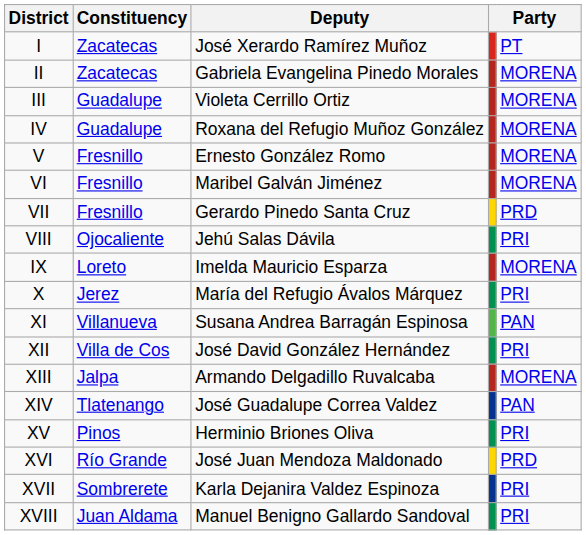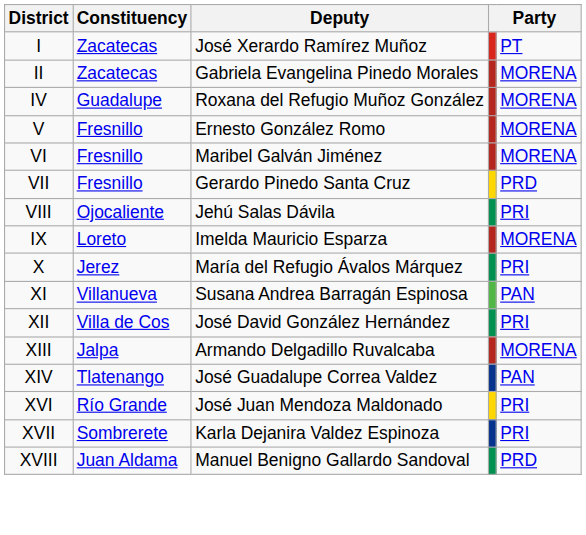- row: (39, 101)
- row: (39, 433)
(519, 460) PRD -> (515, 405) PRI
(515, 516) PRI -> (519, 460) PRD
